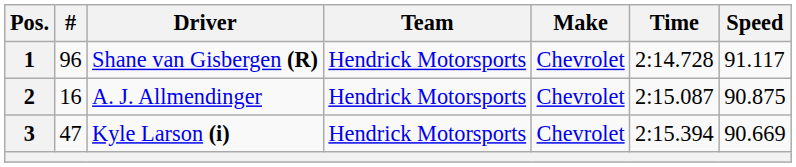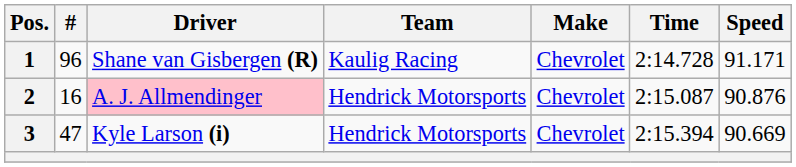(427, 59) Hendrick Motorsports -> (393, 59) Kaulig Racing
(754, 59) 91.117 -> (755, 59) 91.171
(177, 96) no background -> (177, 96) pink background
(755, 96) 90.875 -> (755, 96) 90.876
